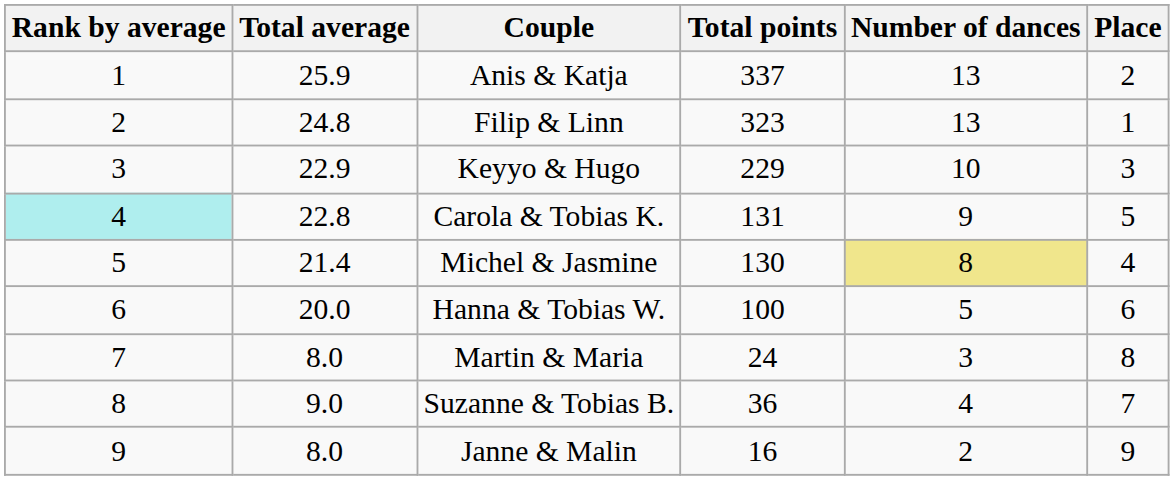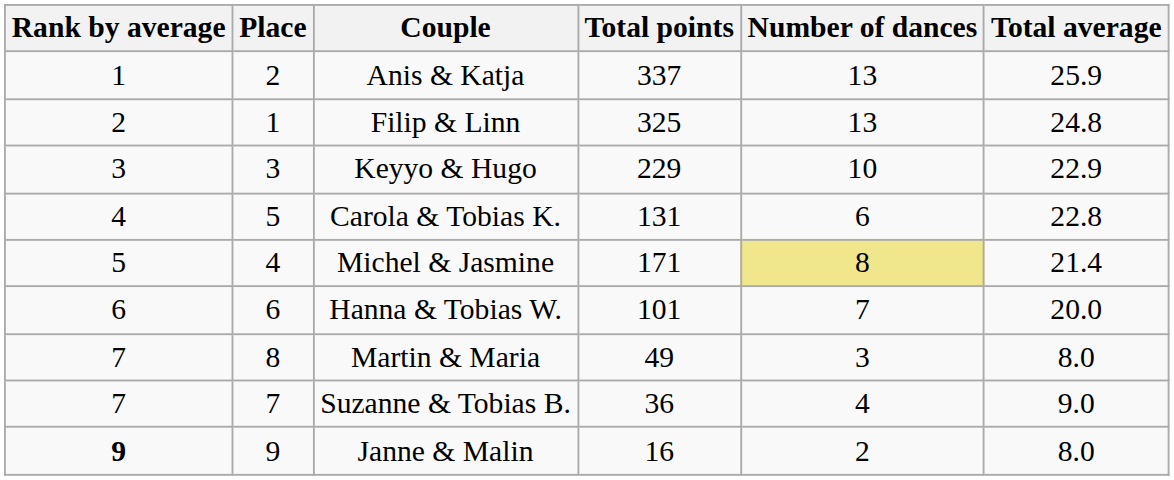columns swapped: (1128, 27) <-> (325, 27)
(763, 121) 323 -> (659, 121) 325
(119, 215) paleturquoise background -> (119, 215) no background
(966, 215) 9 -> (862, 215) 6
(763, 262) 130 -> (659, 262) 171
(763, 309) 100 -> (659, 309) 101
(966, 309) 5 -> (862, 309) 7
(763, 356) 24 -> (659, 356) 49
(119, 403) 8 -> (119, 403) 7
(119, 450) normal -> (119, 450) bold
